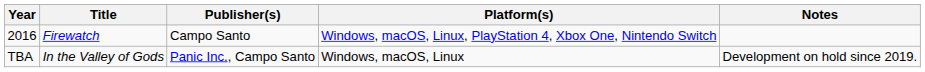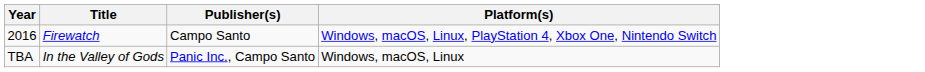- column: (820, 14)
